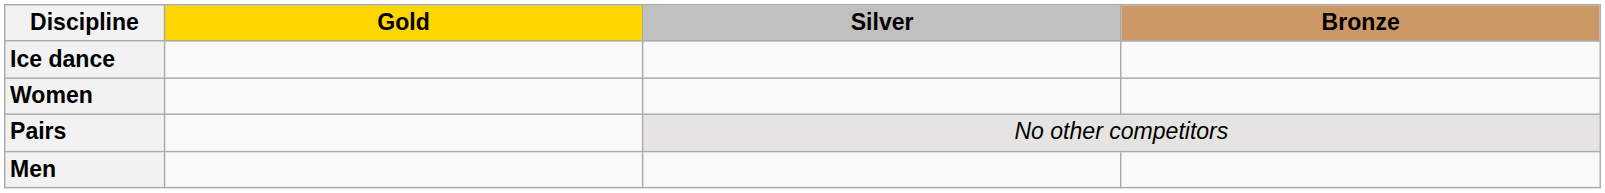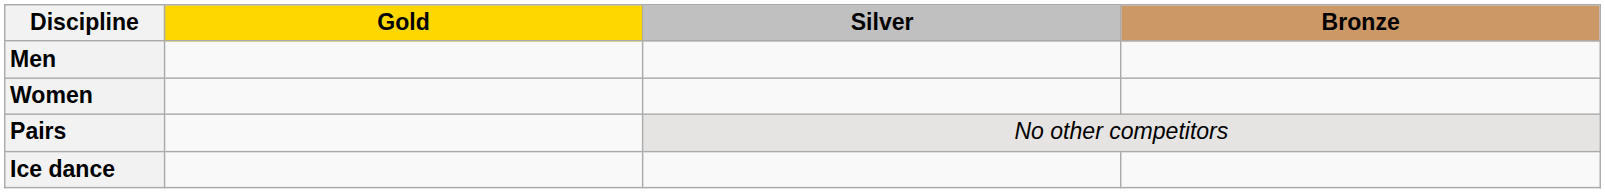rows swapped: (33, 168) <-> (63, 59)
